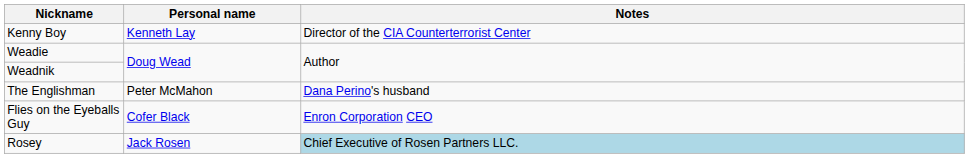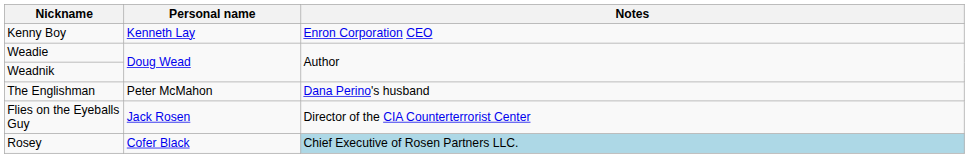(417, 33) Director of the CIA Counterterrorist Center -> (368, 33) Enron Corporation CEO
(158, 117) Cofer Black -> (159, 117) Jack Rosen
(368, 117) Enron Corporation CEO -> (417, 117) Director of the CIA Counterterrorist Center
(159, 143) Jack Rosen -> (158, 143) Cofer Black
